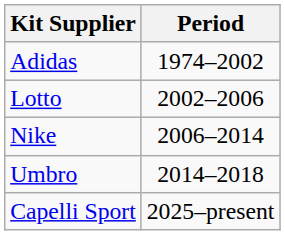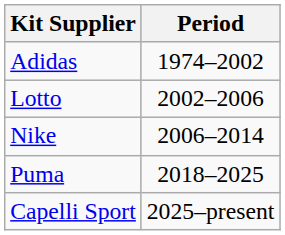- row: (44, 173)
+ row: (37, 173)
